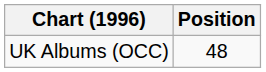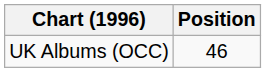(217, 51) 48 -> (217, 51) 46
